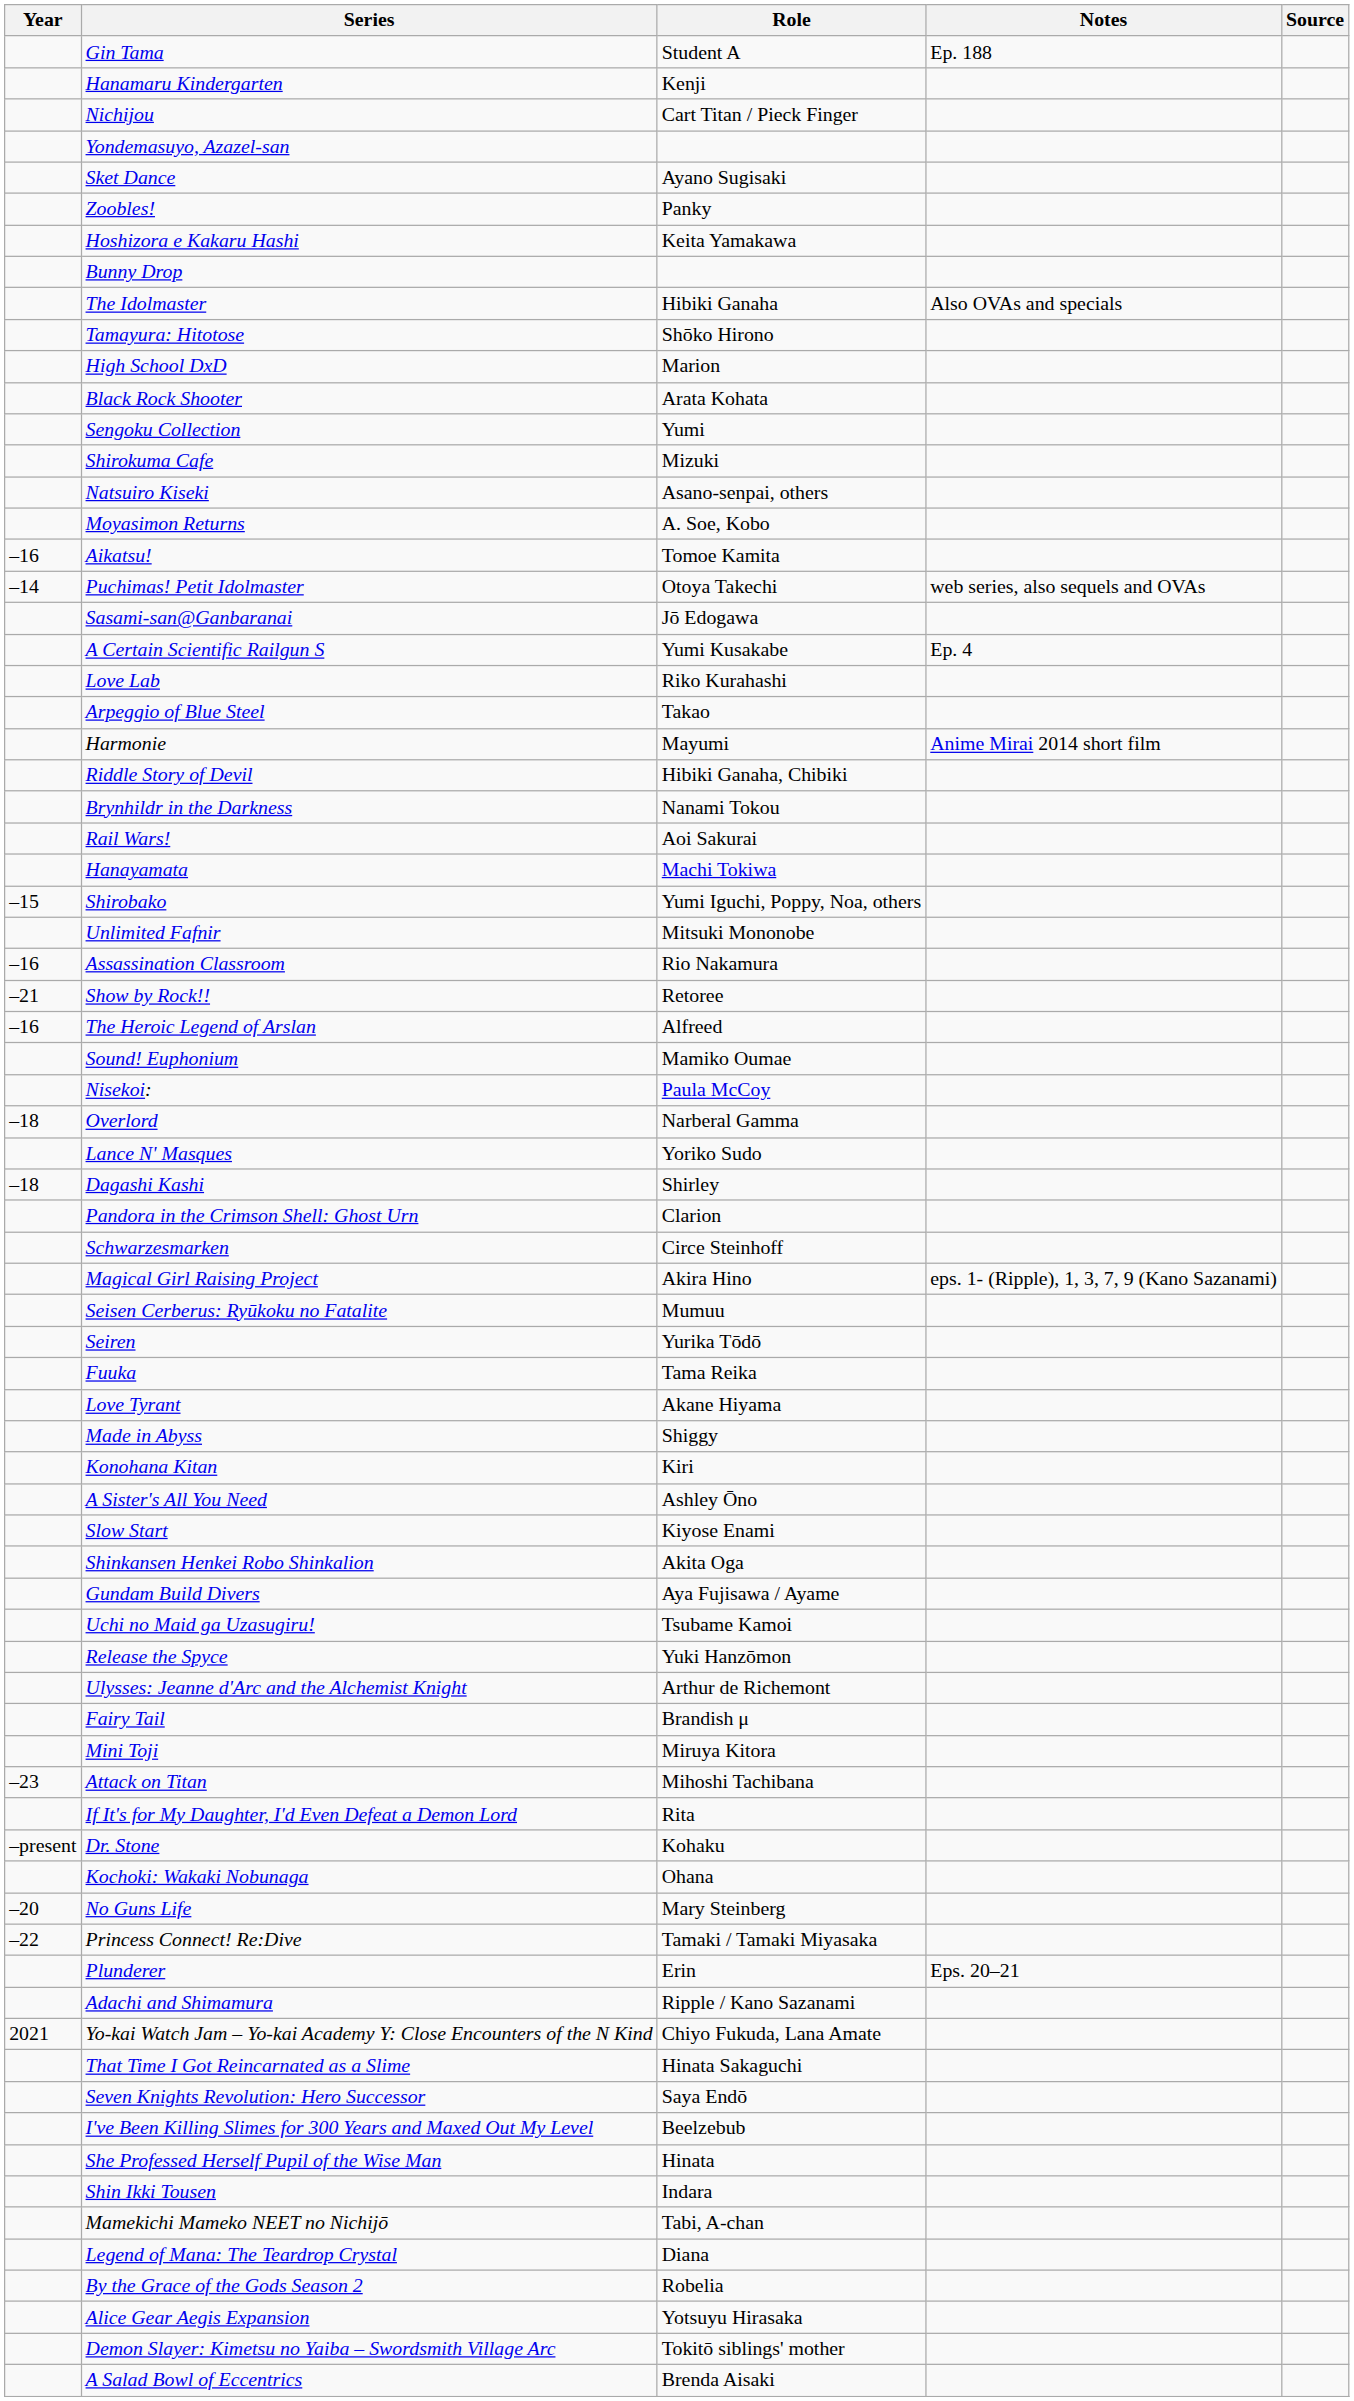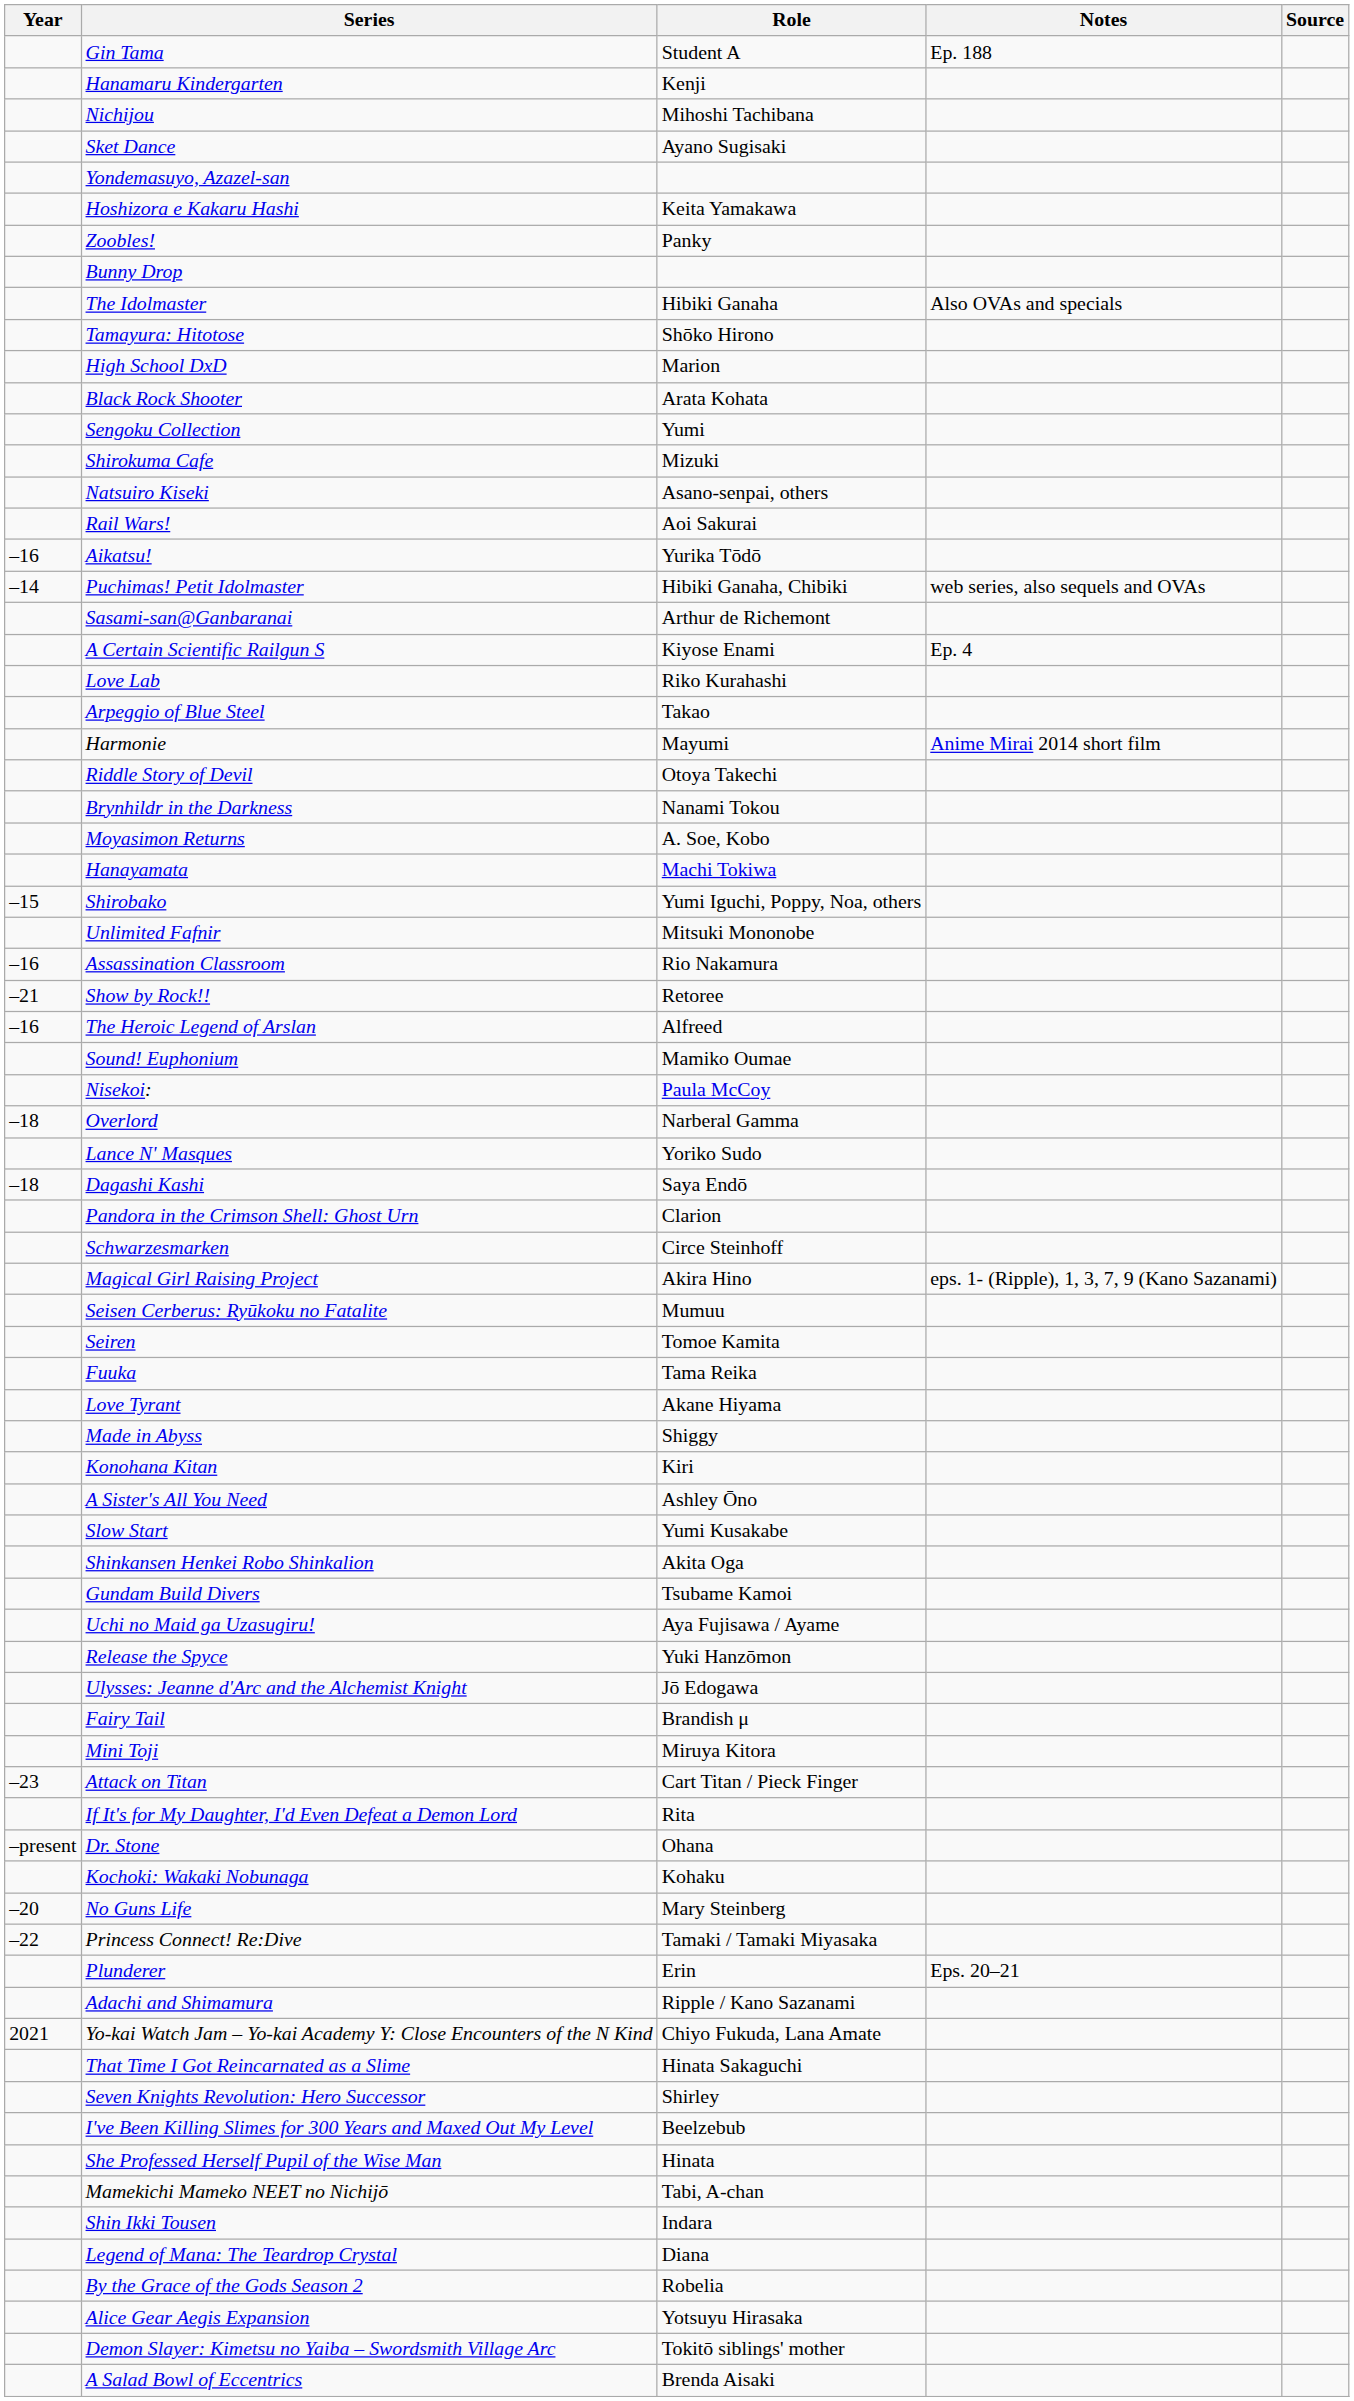(760, 114) Cart Titan / Pieck Finger -> (738, 114) Mihoshi Tachibana
rows swapped: (130, 177) <-> (188, 146)
rows swapped: (192, 240) <-> (120, 209)
rows swapped: (165, 523) <-> (128, 838)
(721, 555) Tomoe Kamita -> (711, 555) Yurika Tōdō
(720, 586) Otoya Takechi -> (755, 586) Hibiki Ganaha, Chibiki
(710, 618) Jō Edogawa -> (746, 618) Arthur de Richemont
(725, 649) Yumi Kusakabe -> (718, 649) Kiyose Enami
(755, 775) Hibiki Ganaha, Chibiki -> (720, 775) Otoya Takechi
(690, 1184) Shirley -> (704, 1184) Saya Endō
(711, 1341) Yurika Tōdō -> (721, 1341) Tomoe Kamita
(718, 1530) Kiyose Enami -> (725, 1530) Yumi Kusakabe
(751, 1593) Aya Fujisawa / Ayame -> (727, 1593) Tsubame Kamoi
(727, 1624) Tsubame Kamoi -> (751, 1624) Aya Fujisawa / Ayame
(746, 1687) Arthur de Richemont -> (710, 1687) Jō Edogawa
(738, 1782) Mihoshi Tachibana -> (760, 1782) Cart Titan / Pieck Finger
(693, 1845) Kohaku -> (688, 1845) Ohana
(688, 1876) Ohana -> (693, 1876) Kohaku
(704, 2096) Saya Endō -> (690, 2096) Shirley
rows swapped: (151, 2191) <-> (237, 2222)
